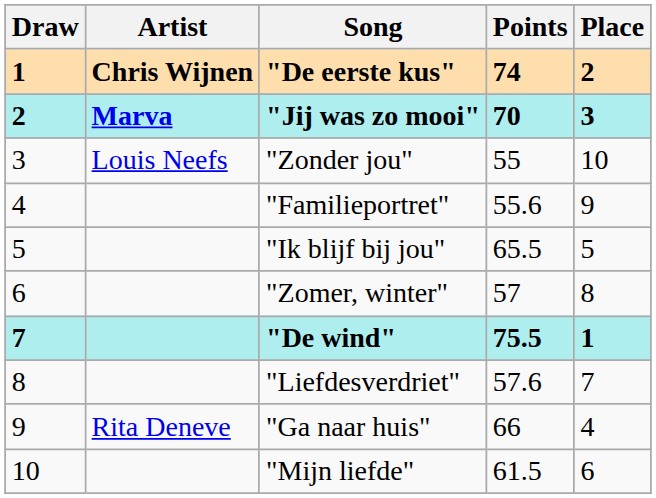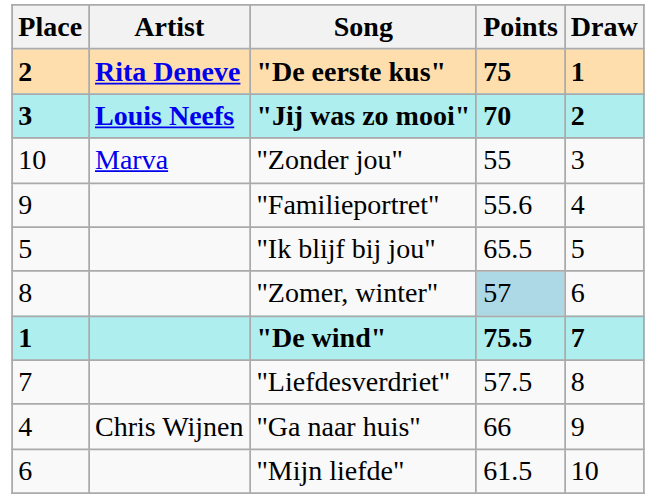columns swapped: (45, 26) <-> (612, 26)
(172, 71) Chris Wijnen -> (168, 71) Rita Deneve
(507, 71) 74 -> (497, 71) 75
(132, 115) Marva -> (165, 115) Louis Neefs
(160, 159) Louis Neefs -> (132, 159) Marva
(507, 293) no background -> (497, 293) lightblue background
(517, 381) 57.6 -> (508, 381) 57.5
(161, 426) Rita Deneve -> (169, 426) Chris Wijnen
